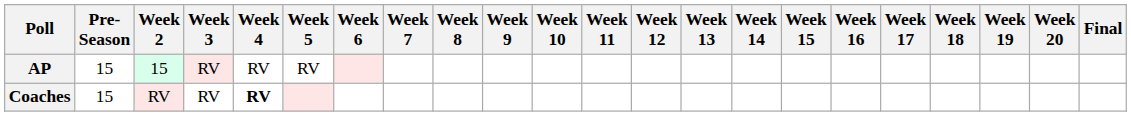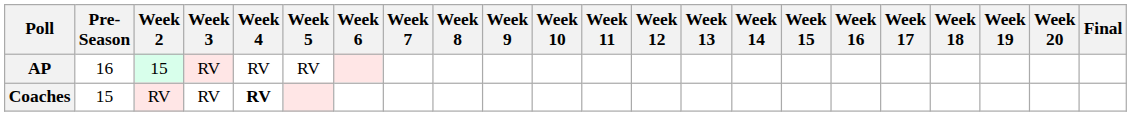(104, 68) 15 -> (104, 68) 16
